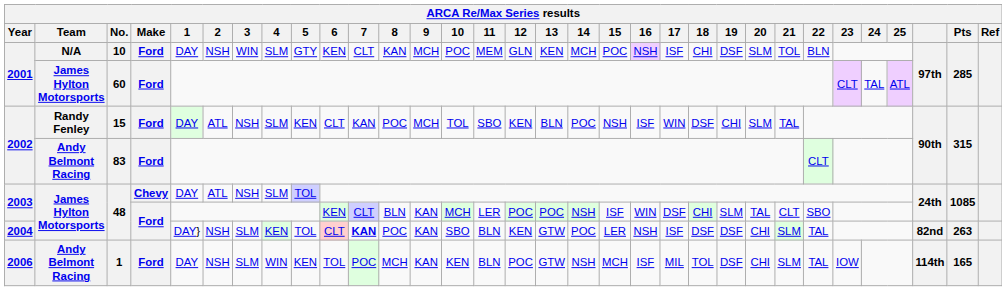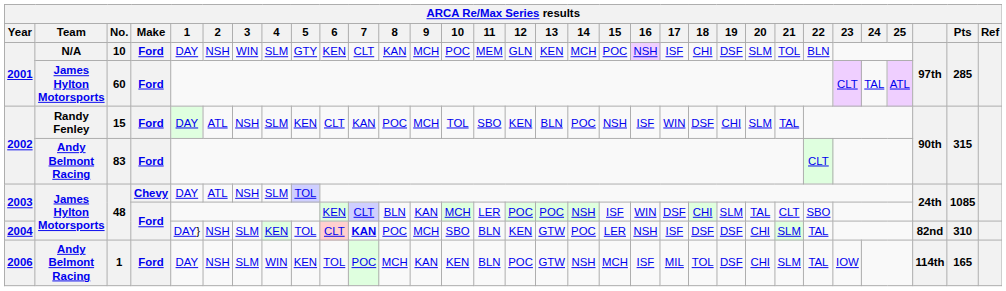(426, 231) KAN -> (426, 231) MCH
(963, 231) 263 -> (963, 231) 310
